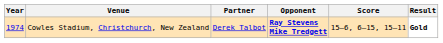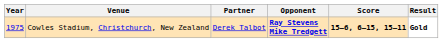(15, 27) 1974 -> (15, 27) 1975
(368, 27) normal -> (368, 27) bold
